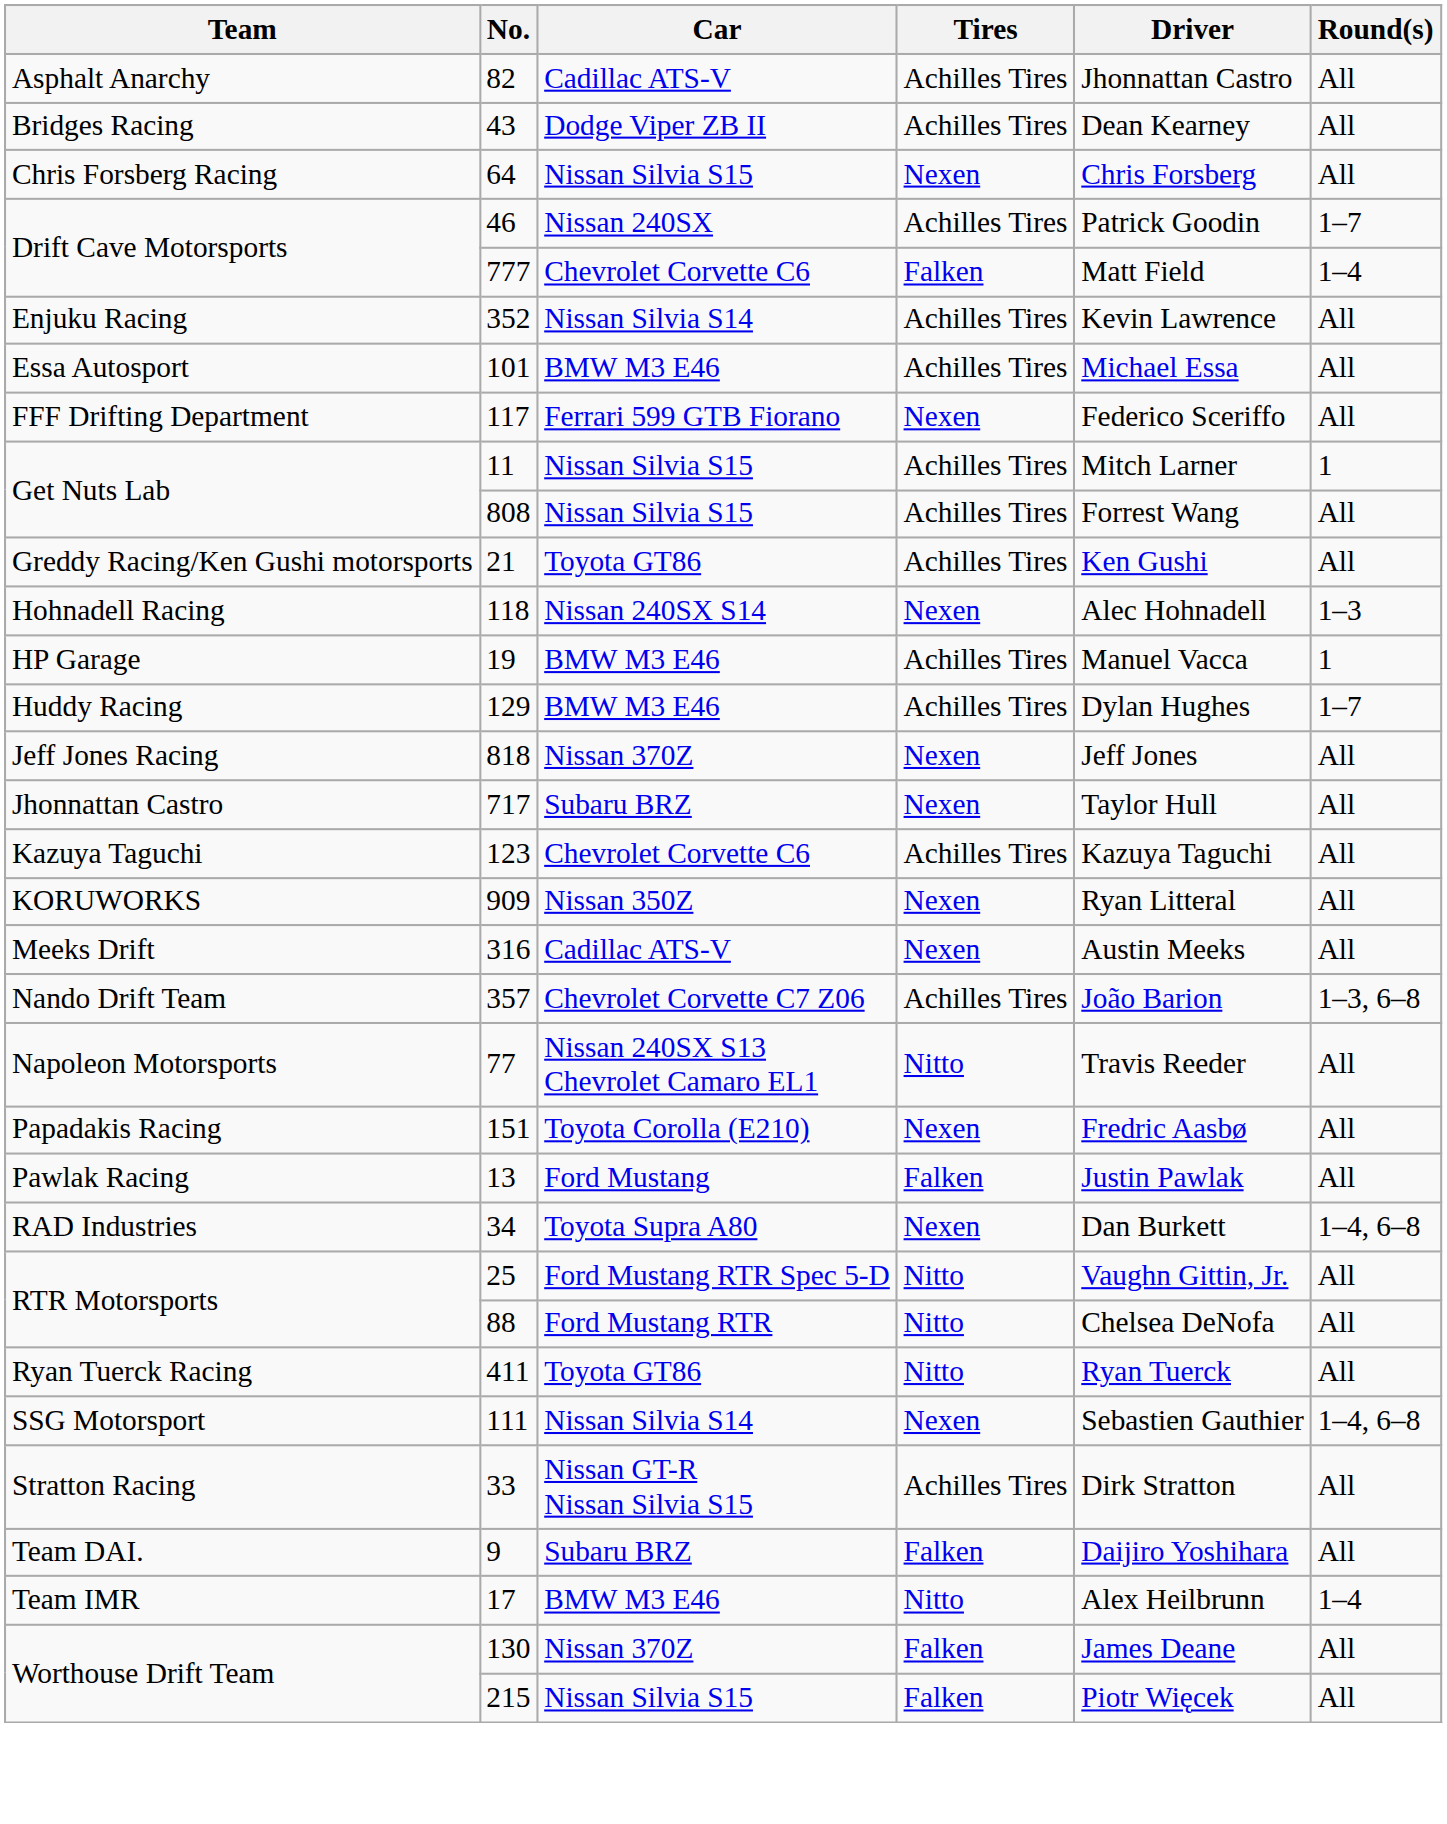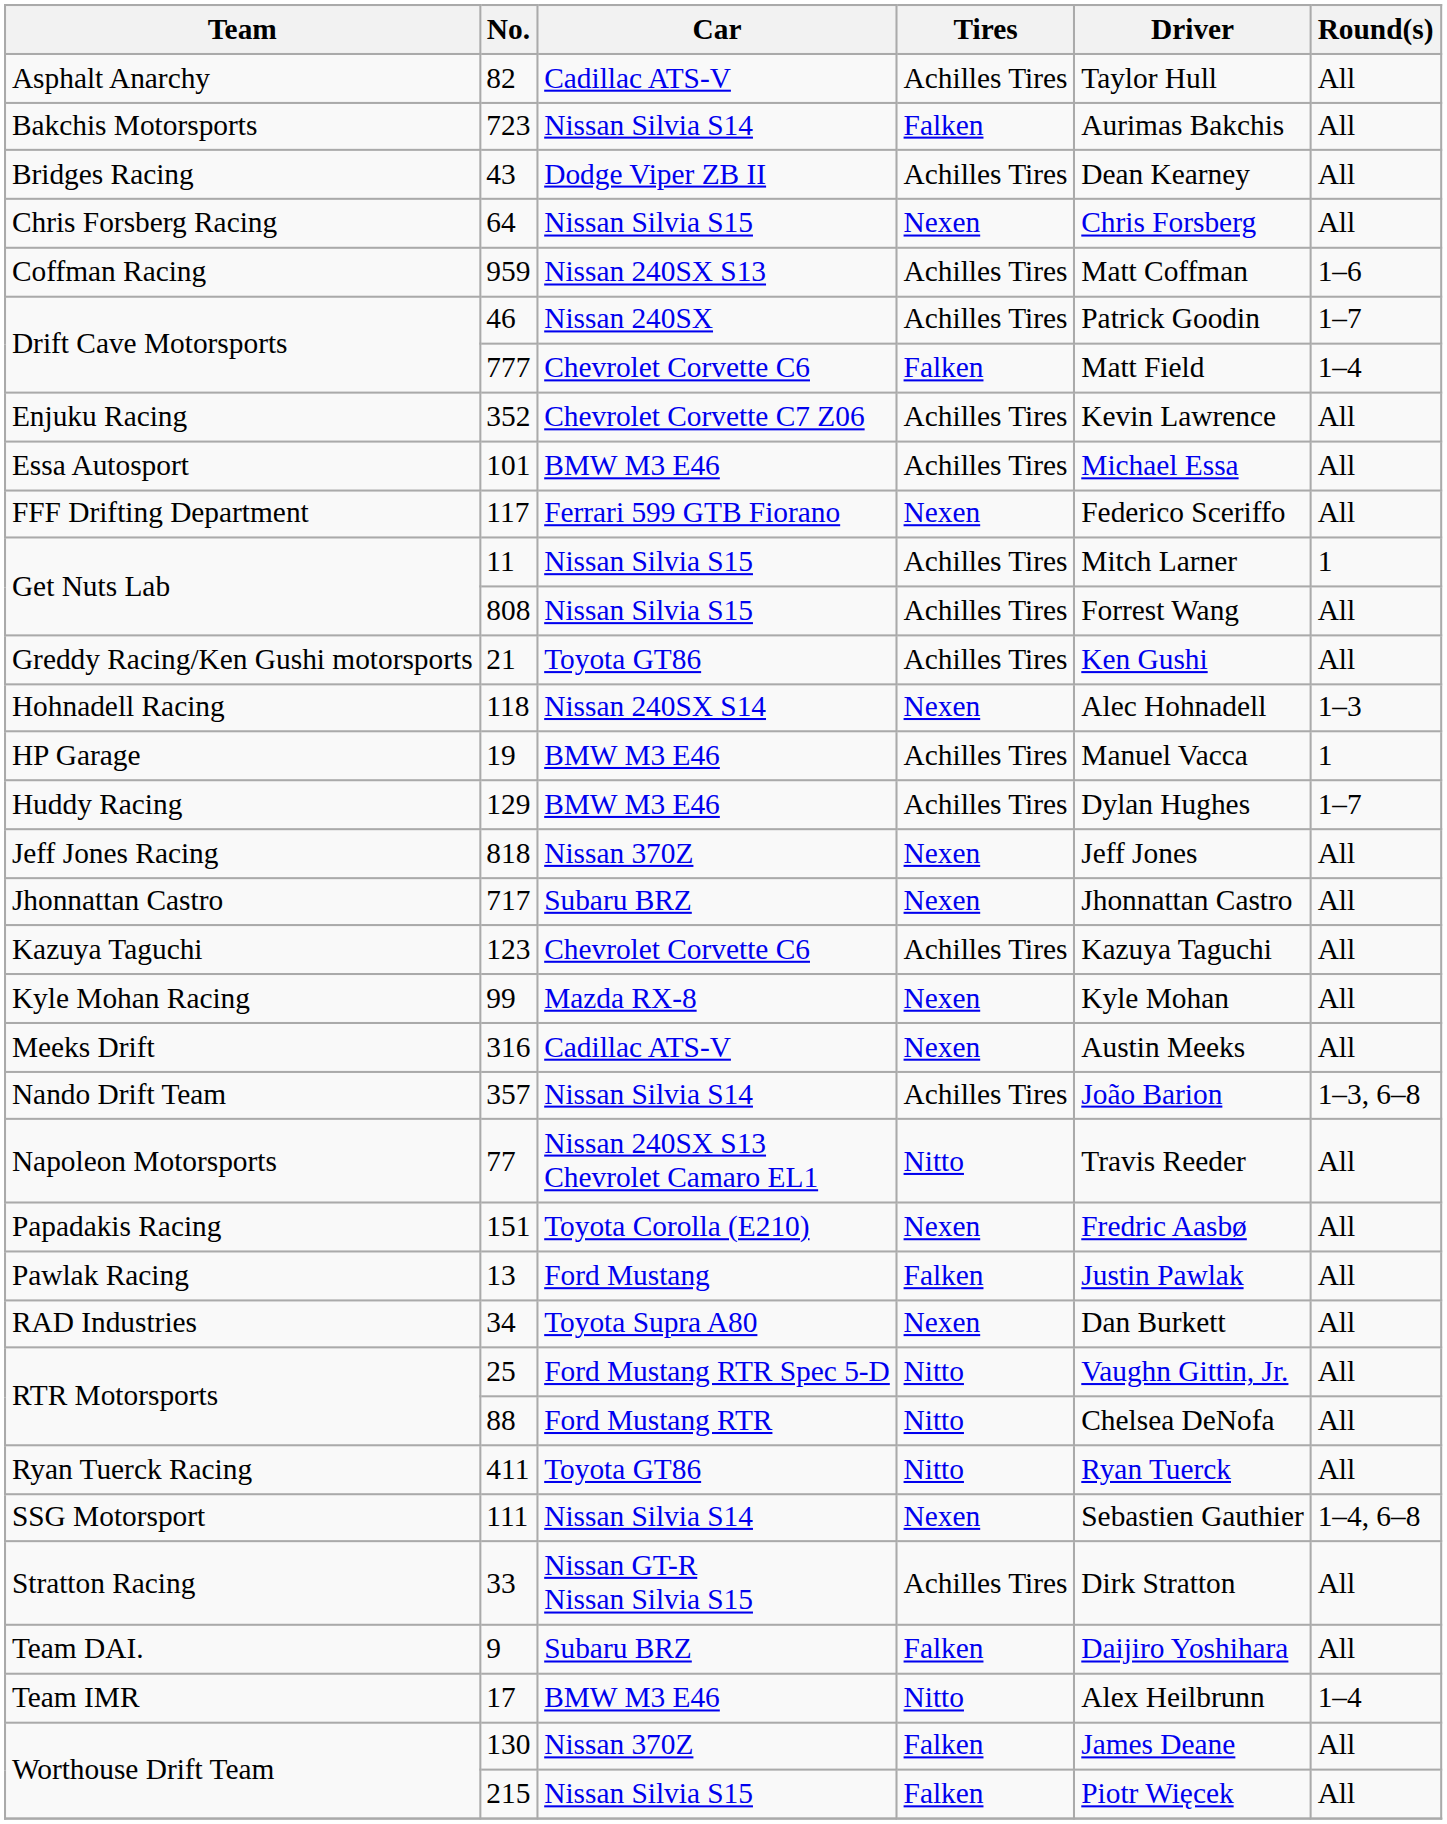(1187, 77) Jhonnattan Castro -> (1149, 77) Taylor Hull
+ row: (508, 126)
+ row: (508, 271)
(649, 319) Nissan Silvia S14 -> (704, 416) Chevrolet Corvette C7 Z06
(1149, 804) Taylor Hull -> (1187, 901) Jhonnattan Castro
- row: (508, 901)
+ row: (501, 998)
(704, 998) Chevrolet Corvette C7 Z06 -> (649, 1095) Nissan Silvia S14
(1369, 1226) 1–4, 6–8 -> (1336, 1323) All
